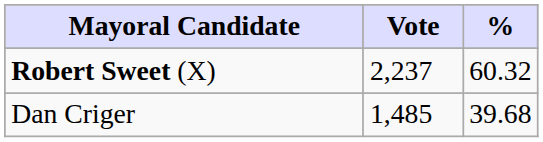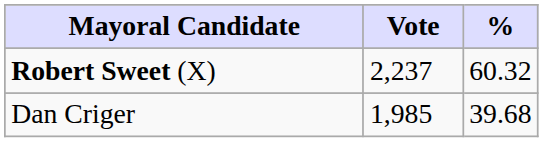(401, 114) 1,485 -> (401, 114) 1,985
